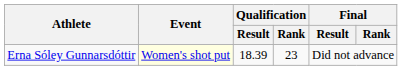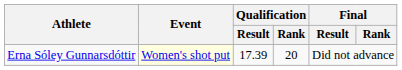(253, 55) 18.39 -> (253, 55) 17.39
(291, 55) 23 -> (291, 55) 20
